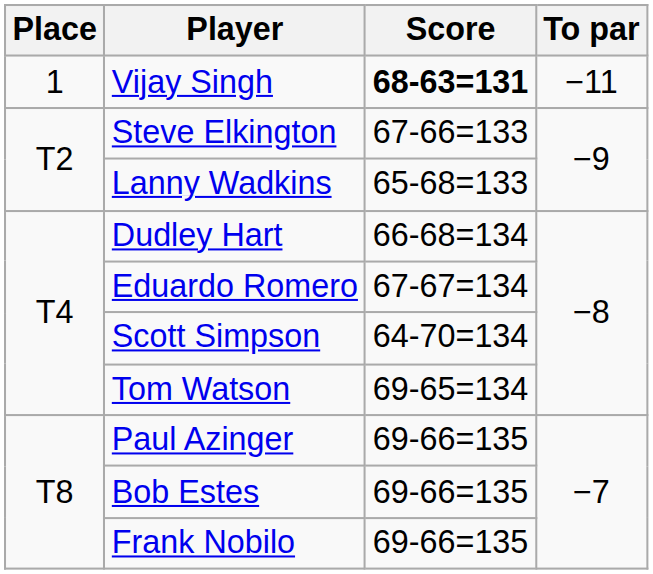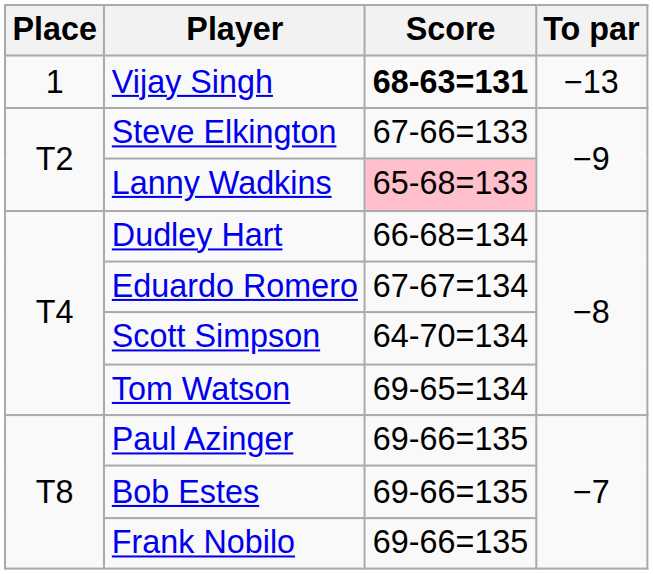(591, 81) −11 -> (591, 81) −13
(451, 183) no background -> (451, 183) pink background
